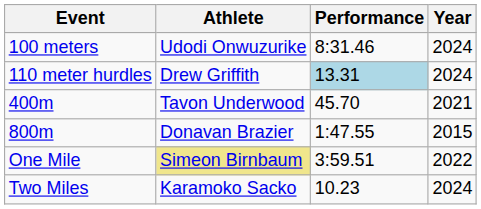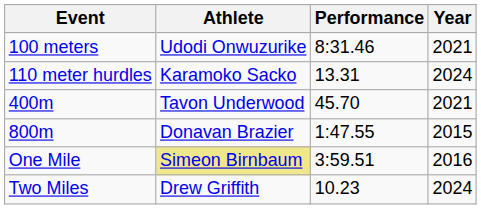(453, 47) 2024 -> (453, 47) 2021
(210, 75) Drew Griffith -> (228, 75) Karamoko Sacko
(337, 75) lightblue background -> (337, 75) no background
(453, 160) 2022 -> (453, 160) 2016
(228, 189) Karamoko Sacko -> (210, 189) Drew Griffith
